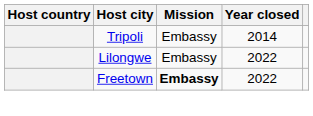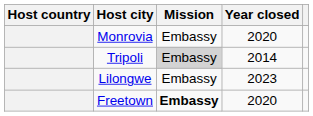+ row: (125, 36)
(189, 36) no background -> (189, 57) lightgrey background
(262, 57) 2022 -> (262, 79) 2023
(262, 79) 2022 -> (262, 100) 2020
